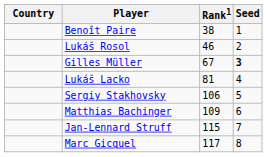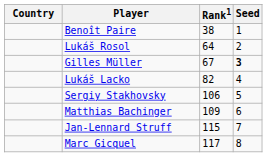(208, 47) 46 -> (208, 47) 64
(208, 79) 81 -> (208, 79) 82
